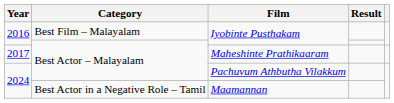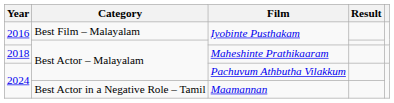(18, 54) 2017 -> (18, 54) 2018
